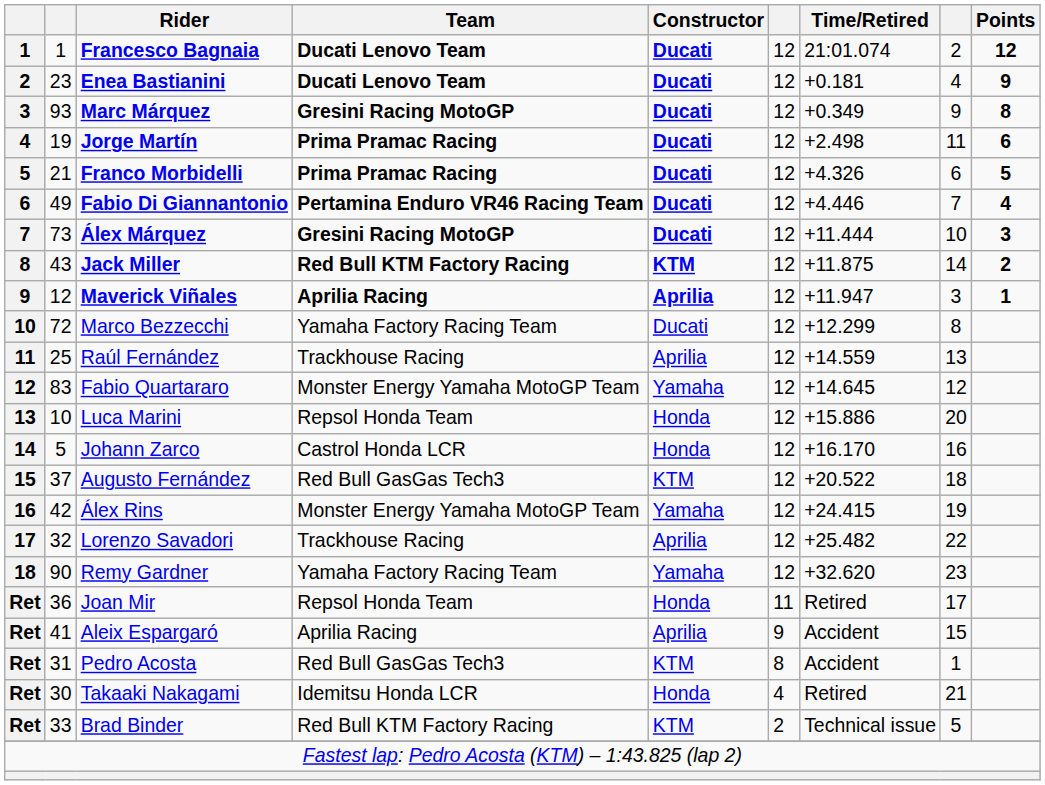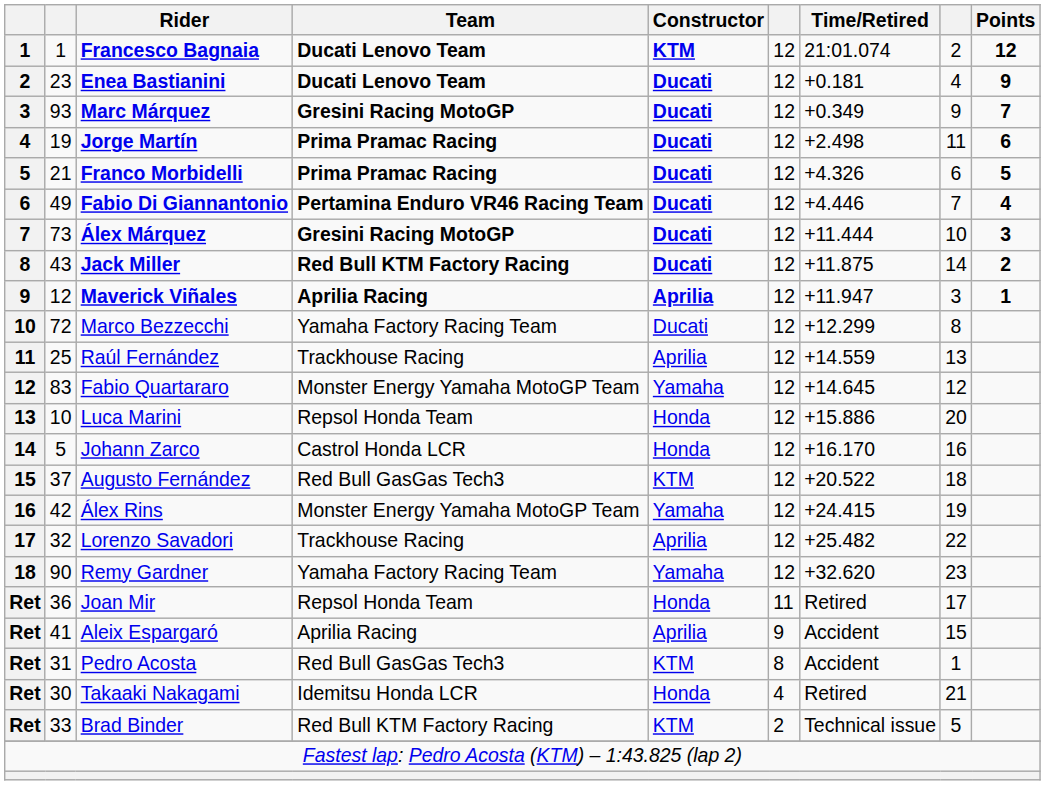(683, 50) Ducati -> (674, 50) KTM
(1006, 112) 8 -> (1006, 112) 7
(674, 265) KTM -> (683, 265) Ducati
